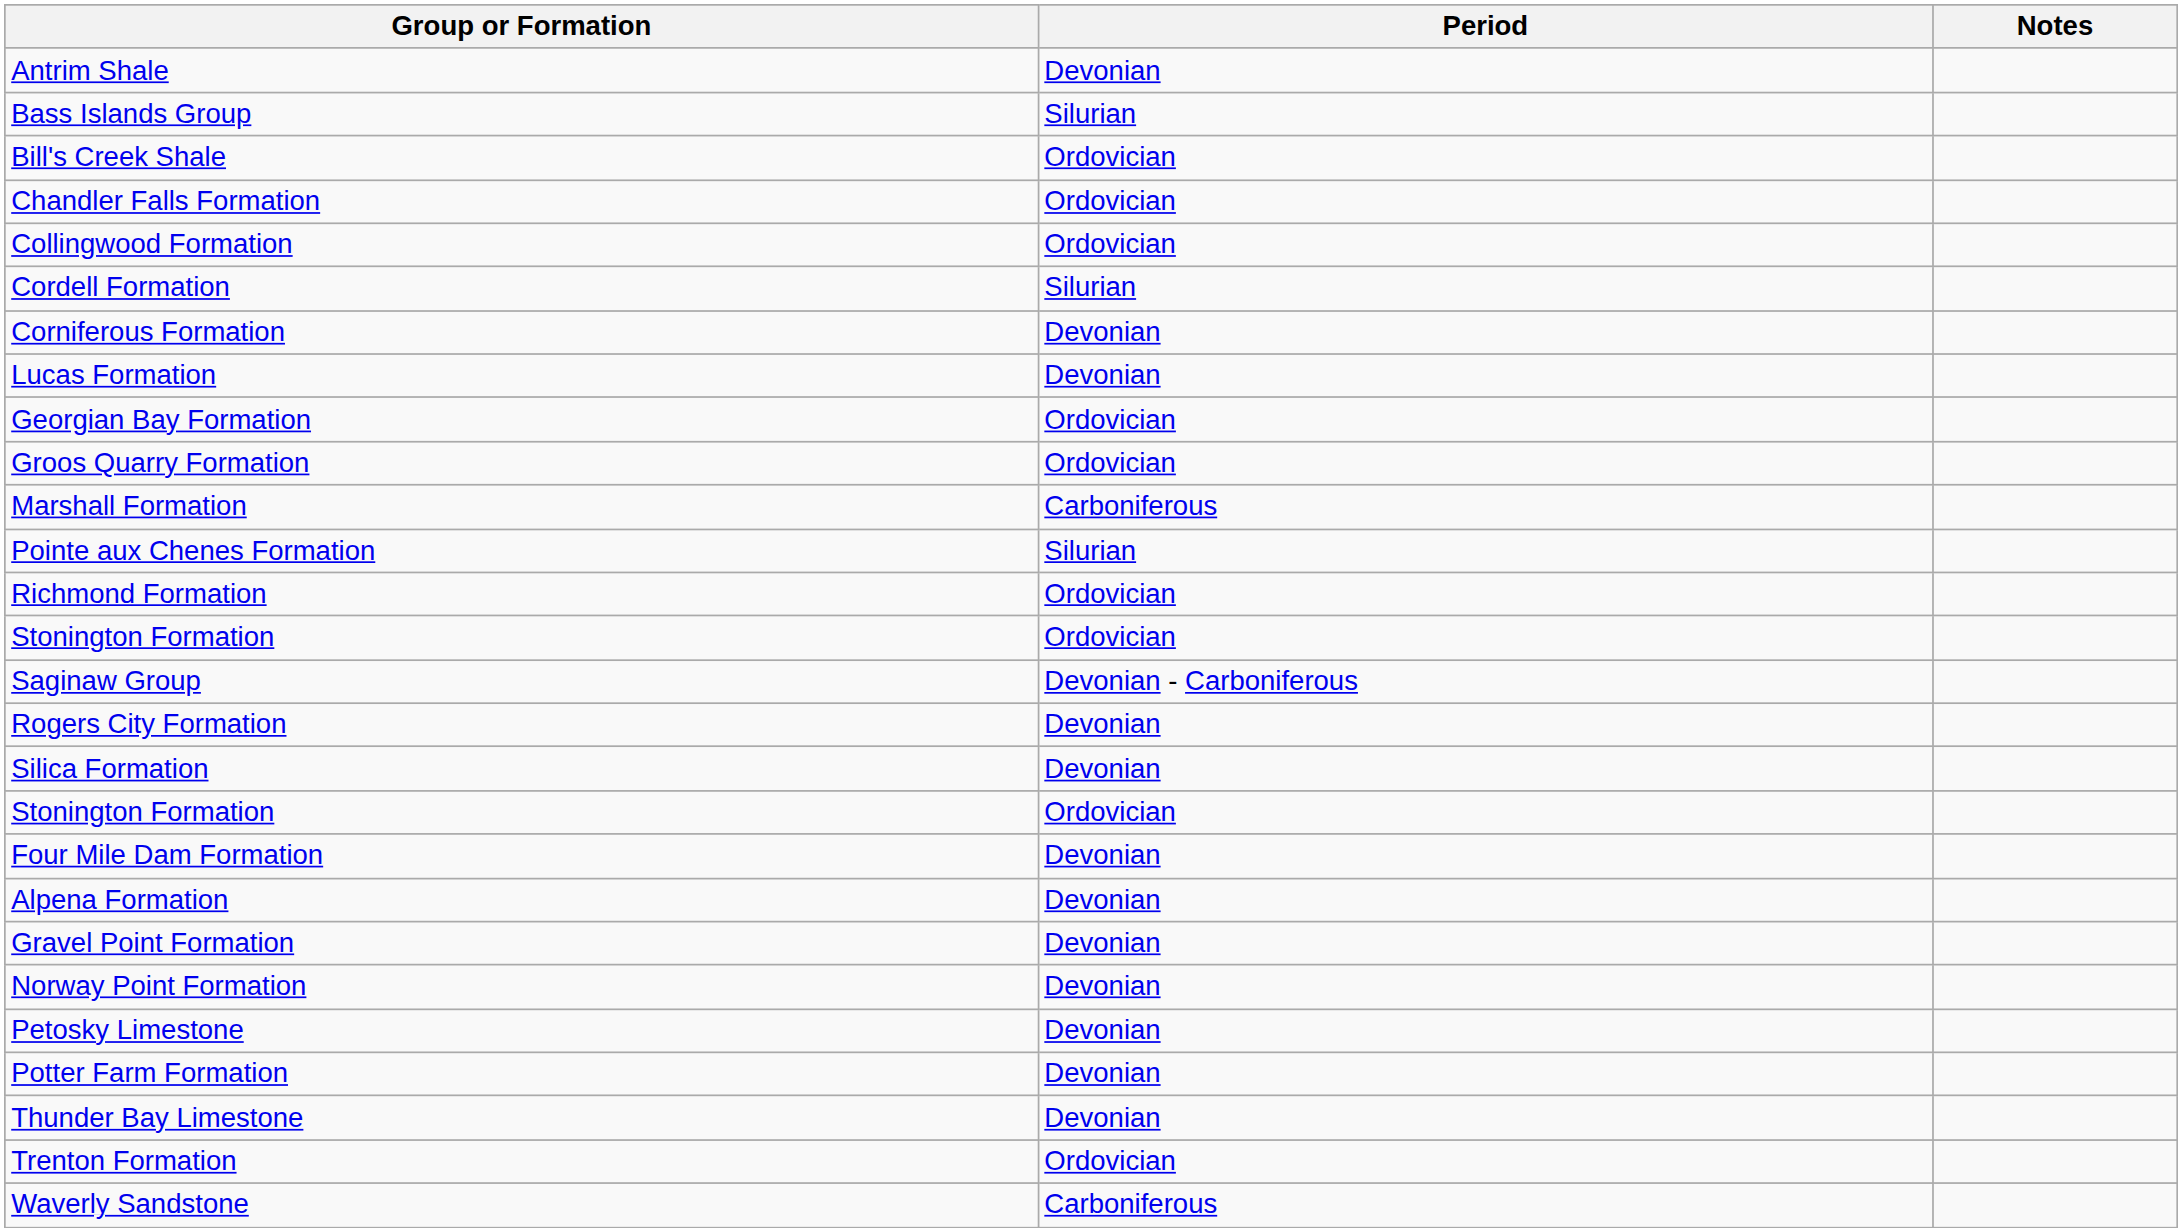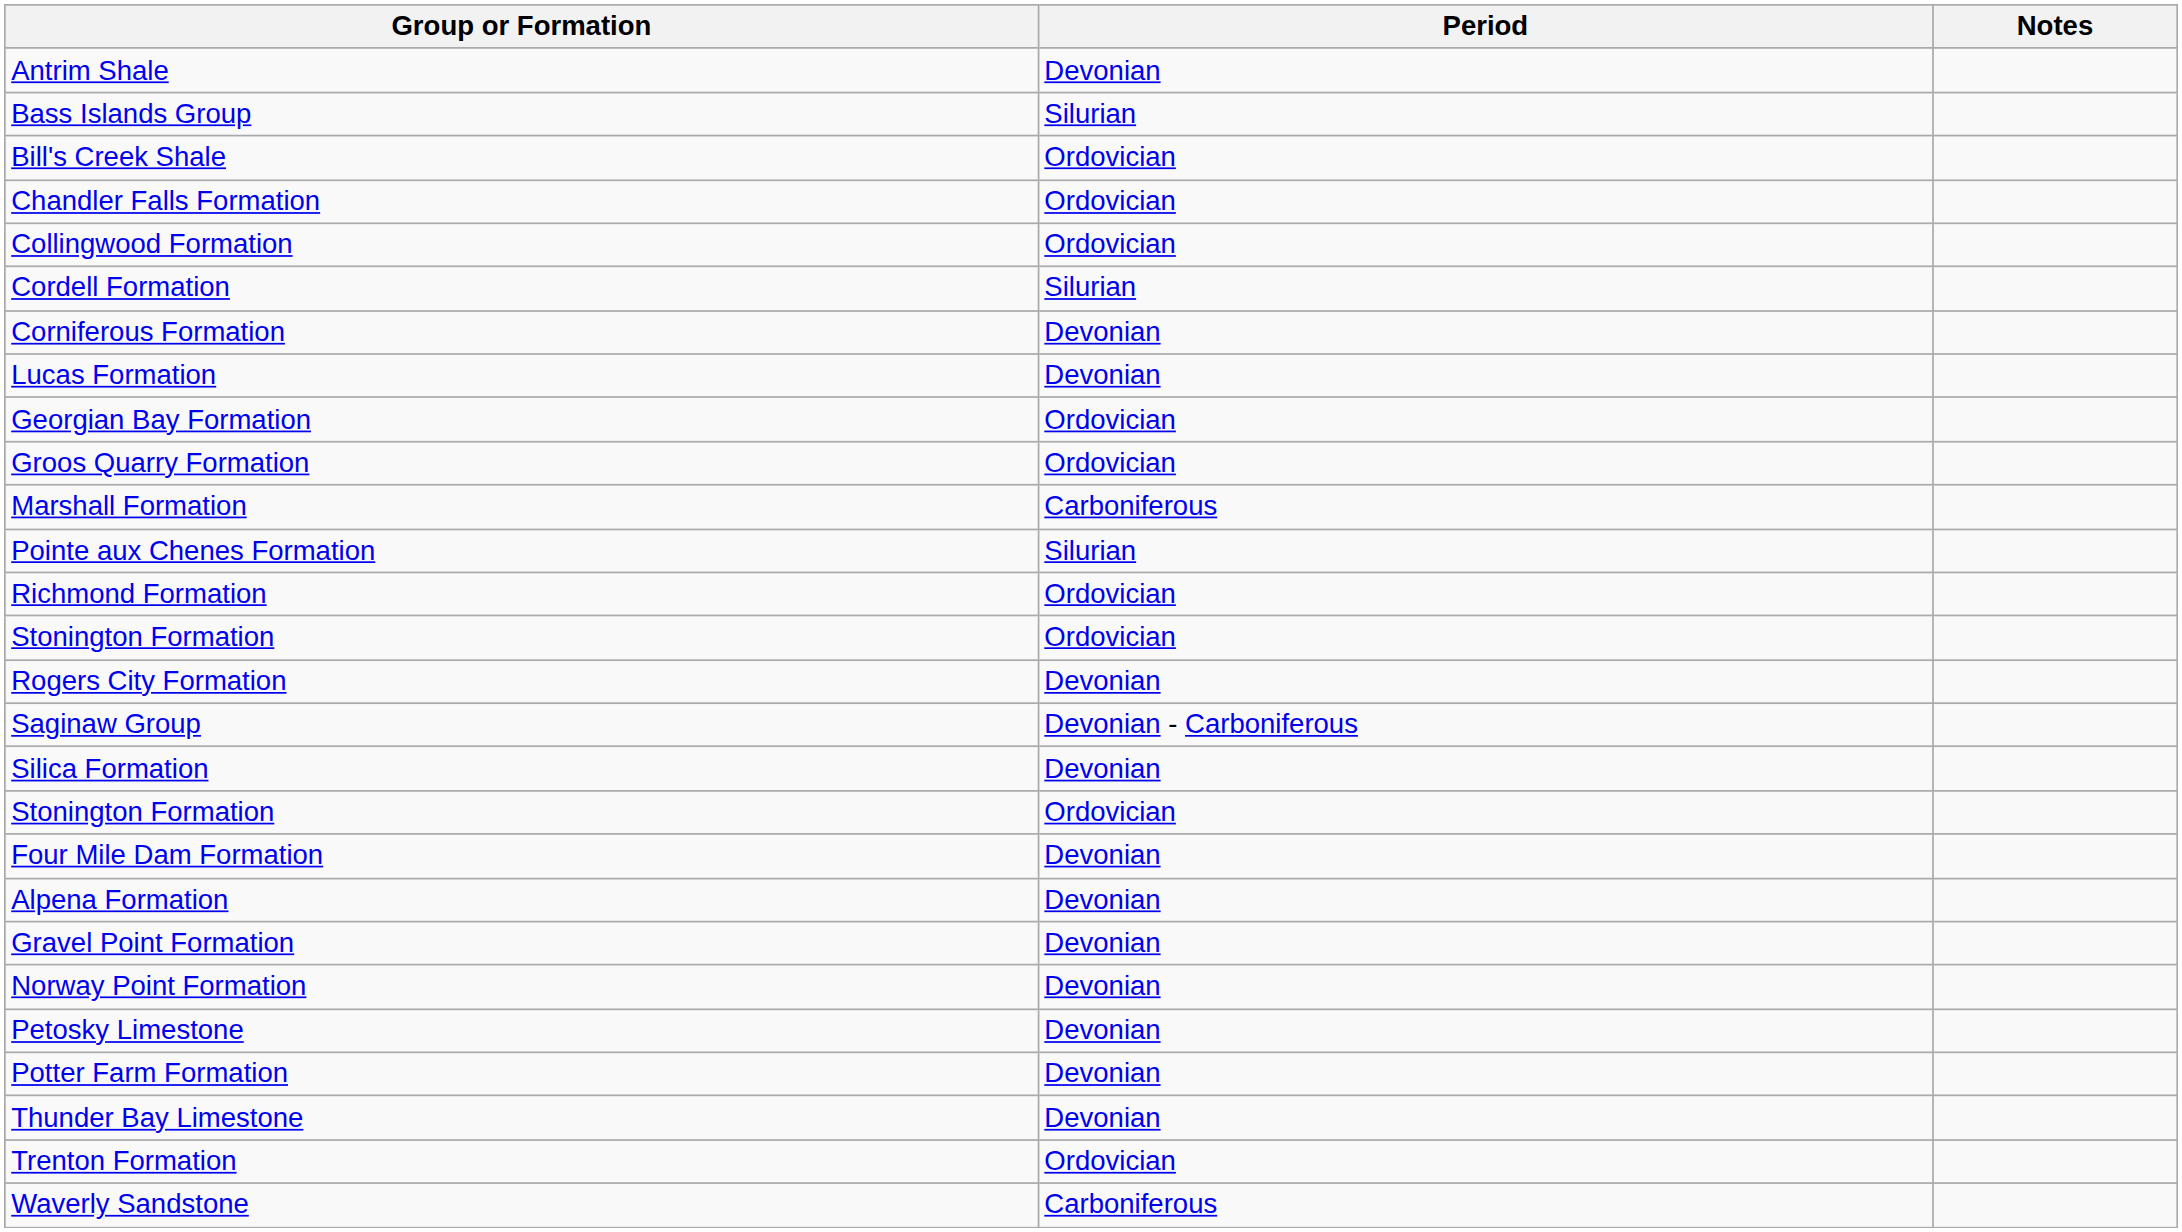rows swapped: (149, 724) <-> (106, 680)
